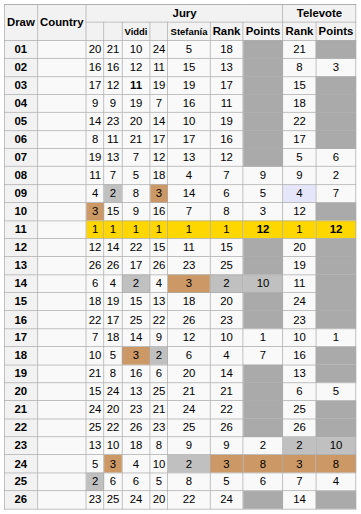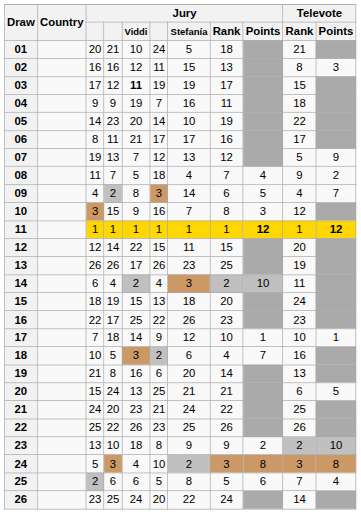(336, 157) 6 -> (336, 157) 9
(263, 175) 9 -> (263, 175) 4
(299, 193) lavender background -> (299, 193) no background
